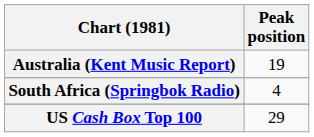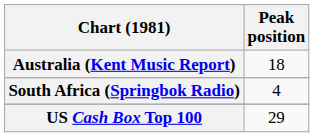(276, 63) 19 -> (276, 63) 18
